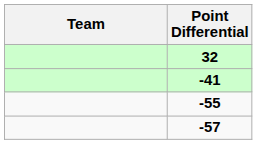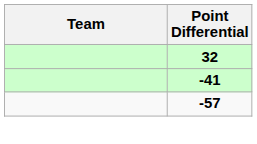- row: (210, 103)
